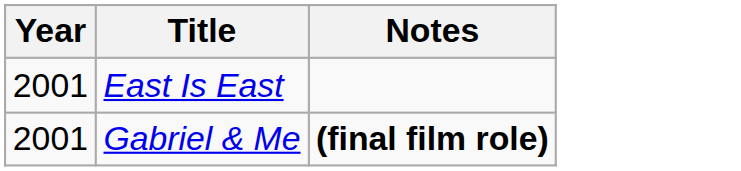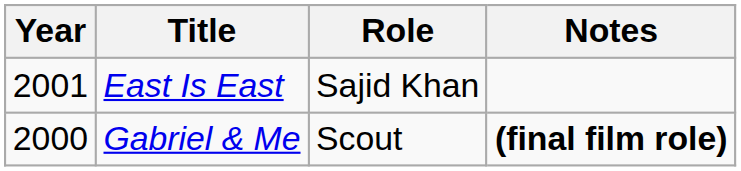+ column: (398, 31)
(50, 138) 2001 -> (50, 138) 2000
